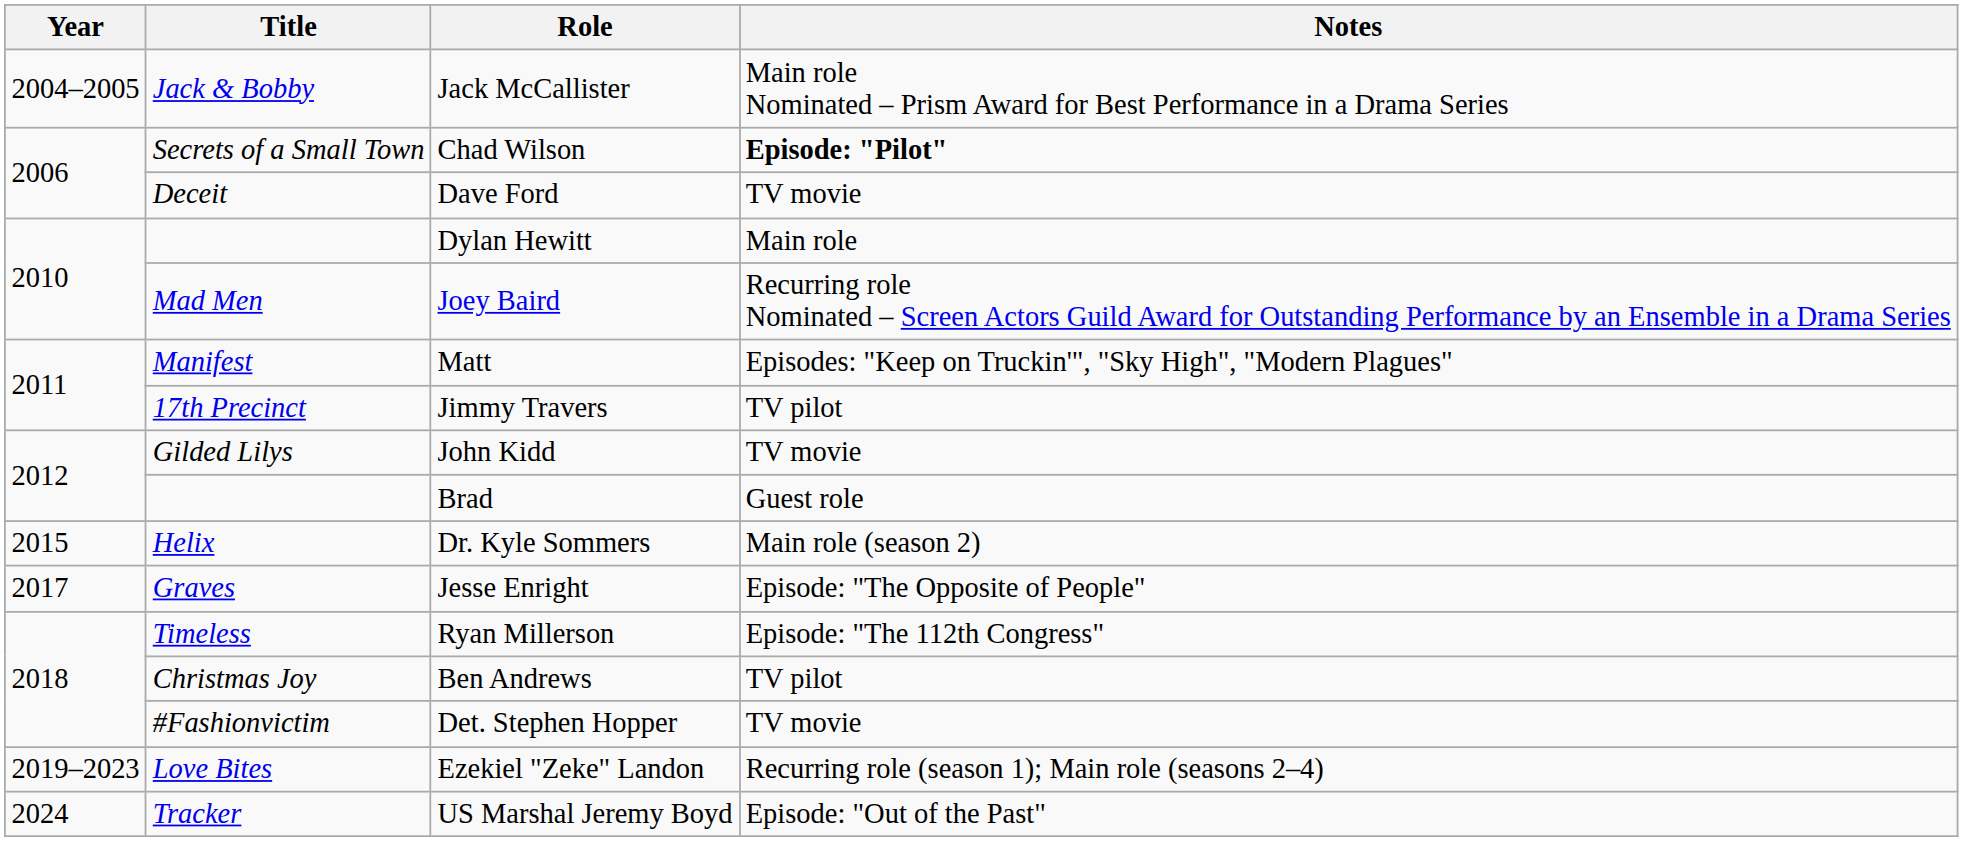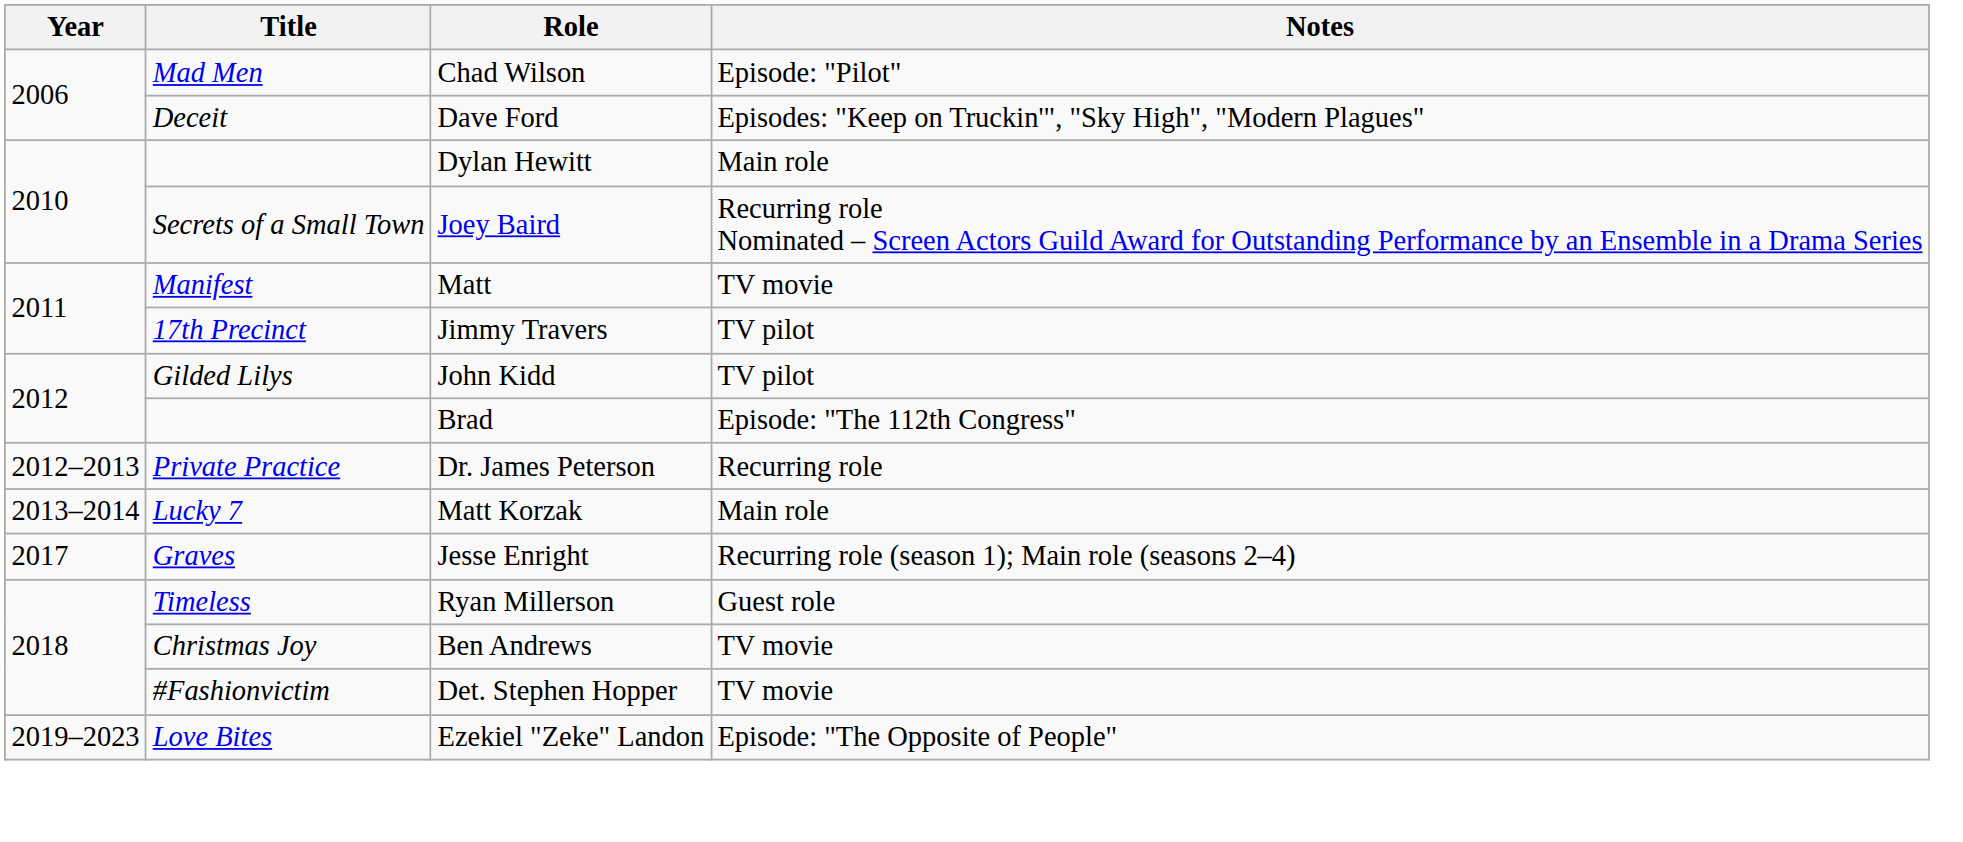- row: (534, 88)
(289, 149) Secrets of a Small Town -> (208, 72) Mad Men
(847, 149) bold -> (809, 72) normal
(804, 194) TV movie -> (1071, 117) Episodes: "Keep on Truckin'", "Sky High", "Modern Plagues"
(208, 300) Mad Men -> (289, 223) Secrets of a Small Town
(1099, 362) Episodes: "Keep on Truckin'", "Sky High", "Modern Plagues" -> (775, 284) TV movie
(804, 452) TV movie -> (766, 375) TV pilot
(805, 497) Guest role -> (897, 420) Episode: "The 112th Congress"
+ row: (546, 465)
+ row: (510, 510)
- row: (544, 542)
(946, 588) Episode: "The Opposite of People" -> (1007, 555) Recurring role (season 1); Main role (seasons 2–4)
(925, 633) Episode: "The 112th Congress" -> (776, 601) Guest role
(794, 678) TV pilot -> (775, 646) TV movie
(1035, 768) Recurring role (season 1); Main role (seasons 2–4) -> (917, 736) Episode: "The Opposite of People"
- row: (585, 813)
